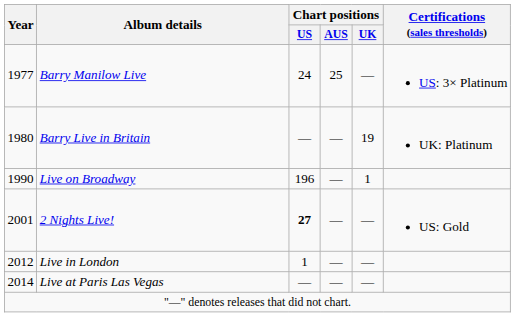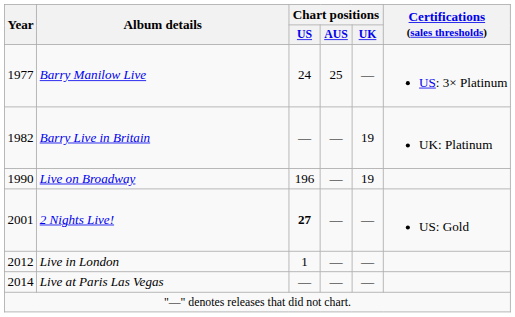(21, 137) 1980 -> (21, 137) 1982
(368, 178) 1 -> (368, 178) 19
